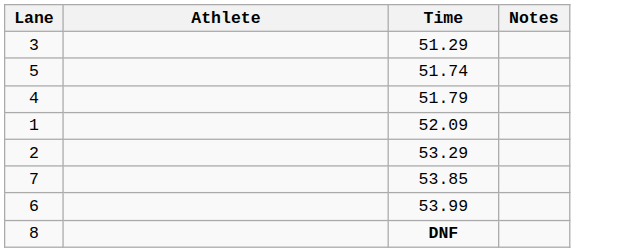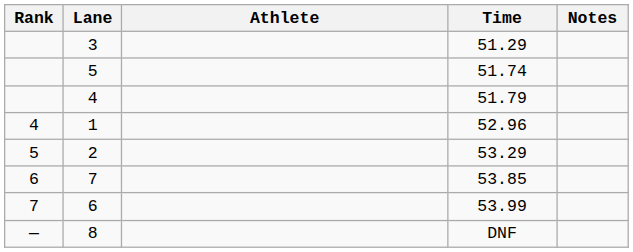+ column: (34, 18)
(443, 126) 52.09 -> (502, 126) 52.96
(443, 233) bold -> (502, 233) normal
